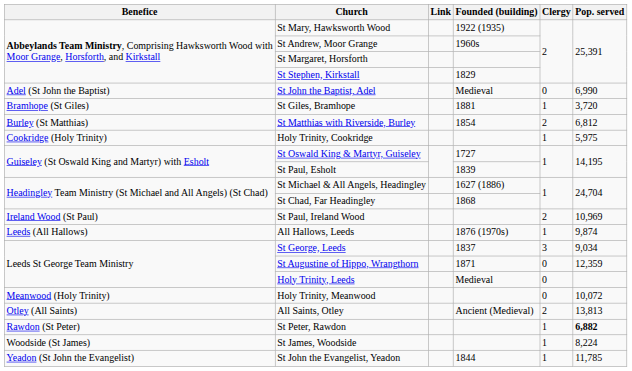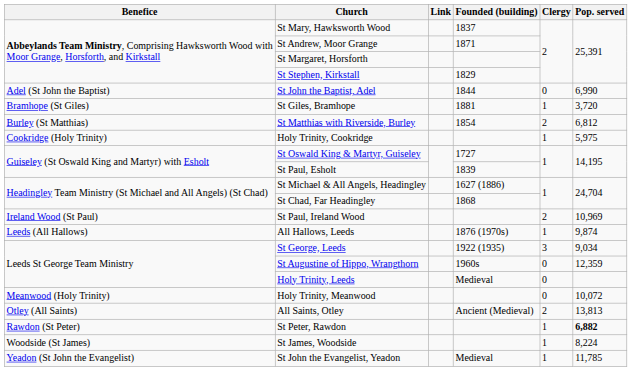(480, 28) 1922 (1935) -> (465, 28) 1837
(467, 43) 1960s -> (465, 43) 1871
(474, 91) Medieval -> (465, 91) 1844
(465, 248) 1837 -> (480, 248) 1922 (1935)
(465, 264) 1871 -> (467, 264) 1960s
(465, 358) 1844 -> (474, 358) Medieval
